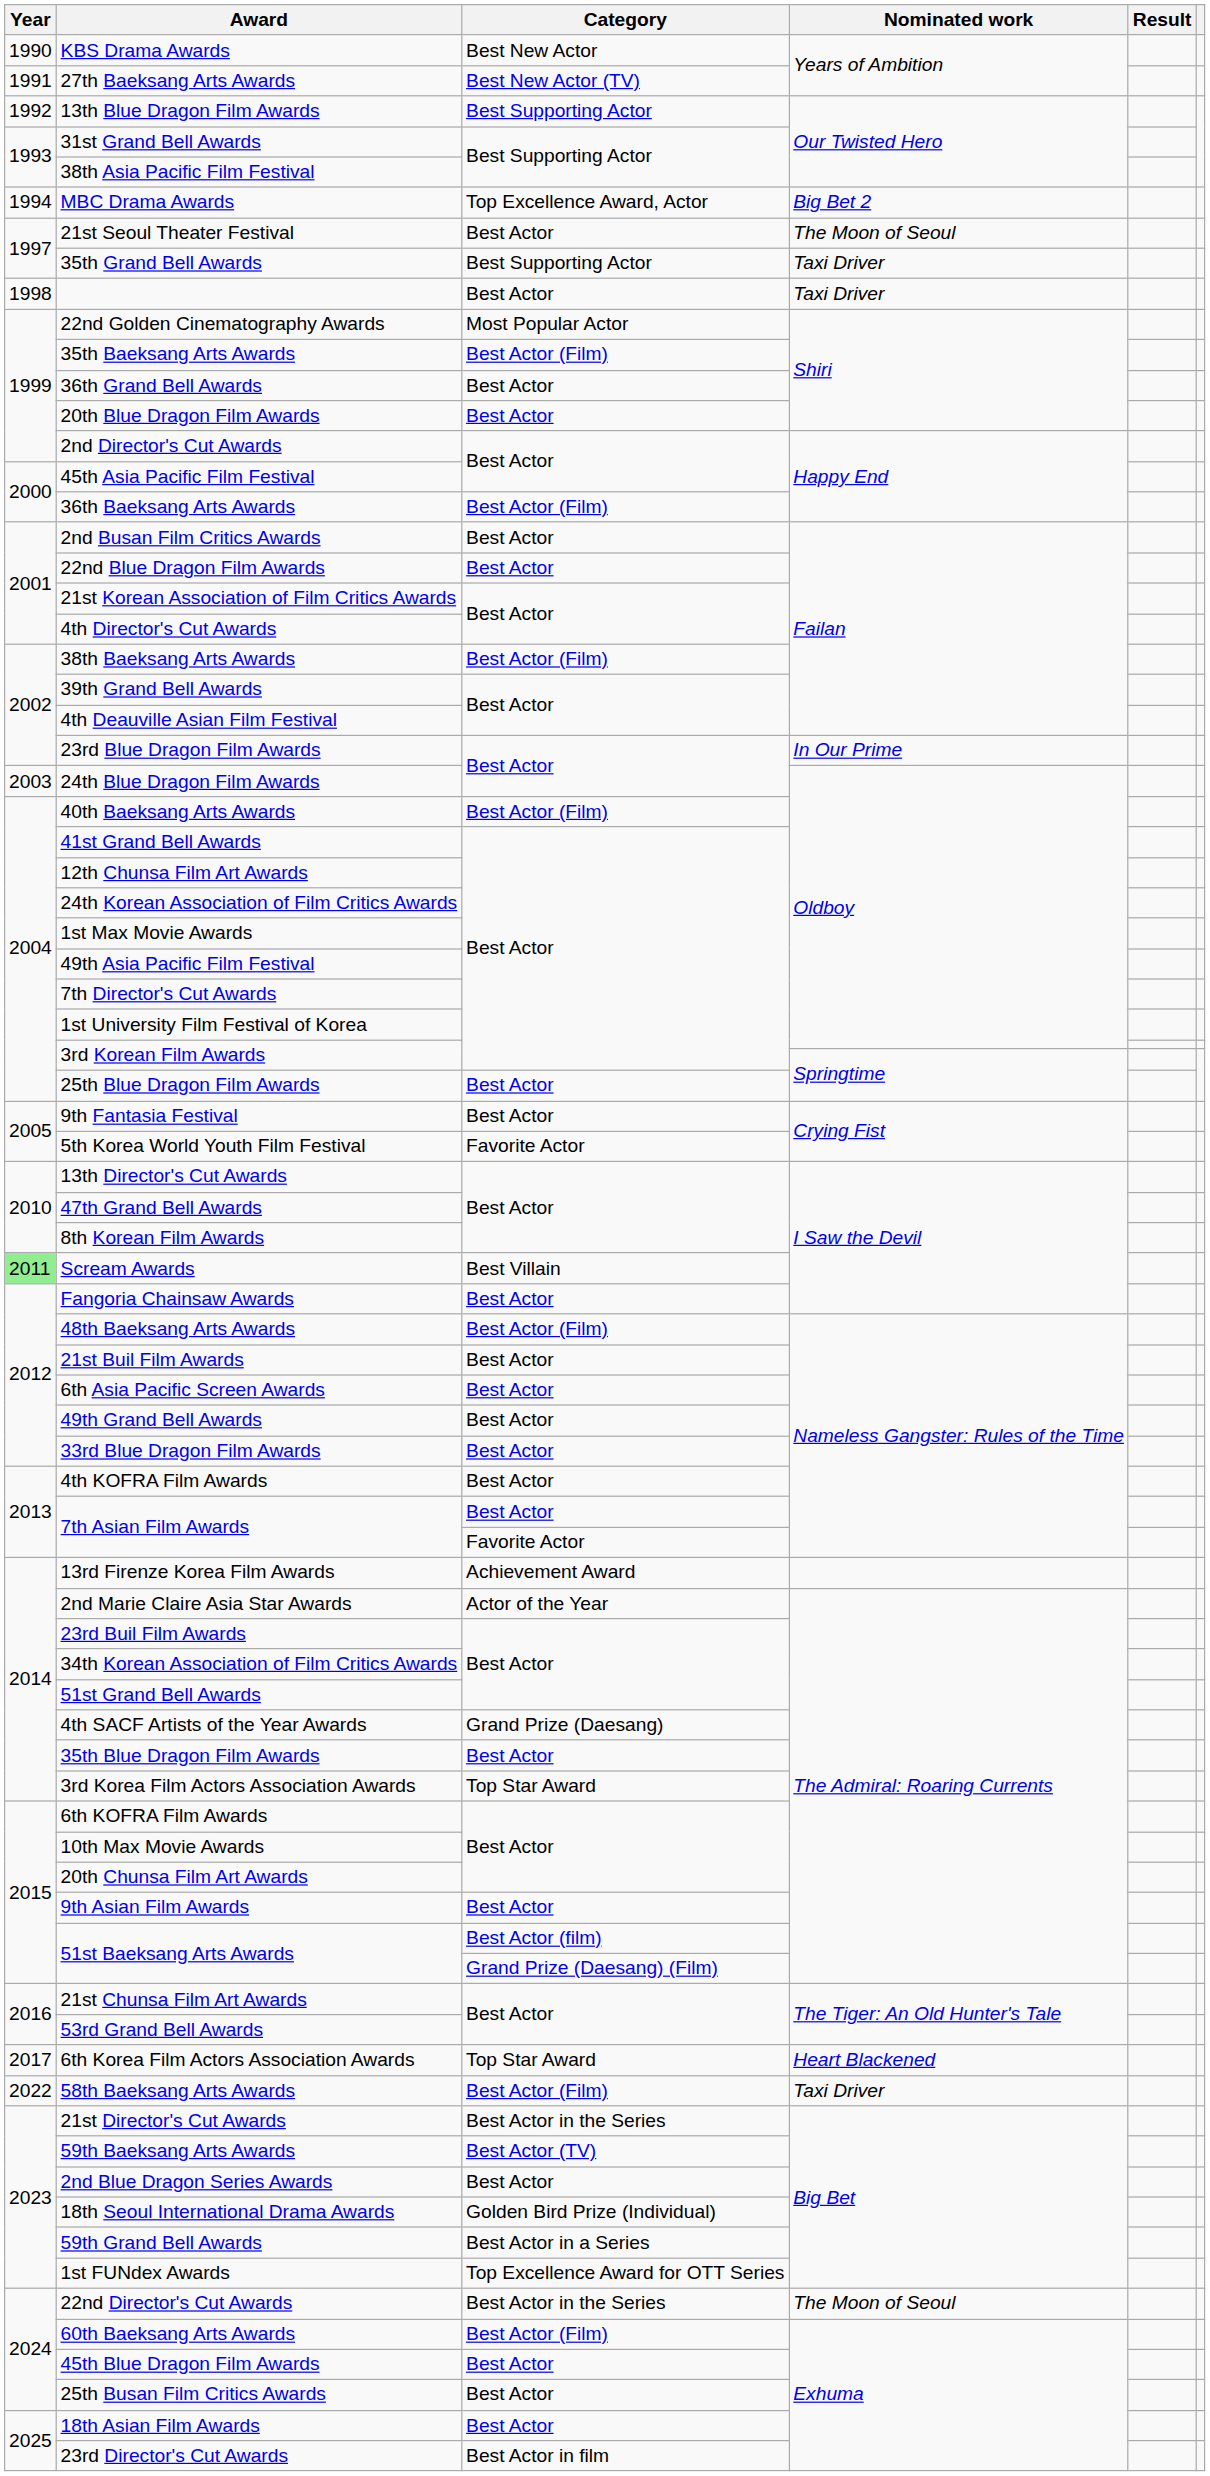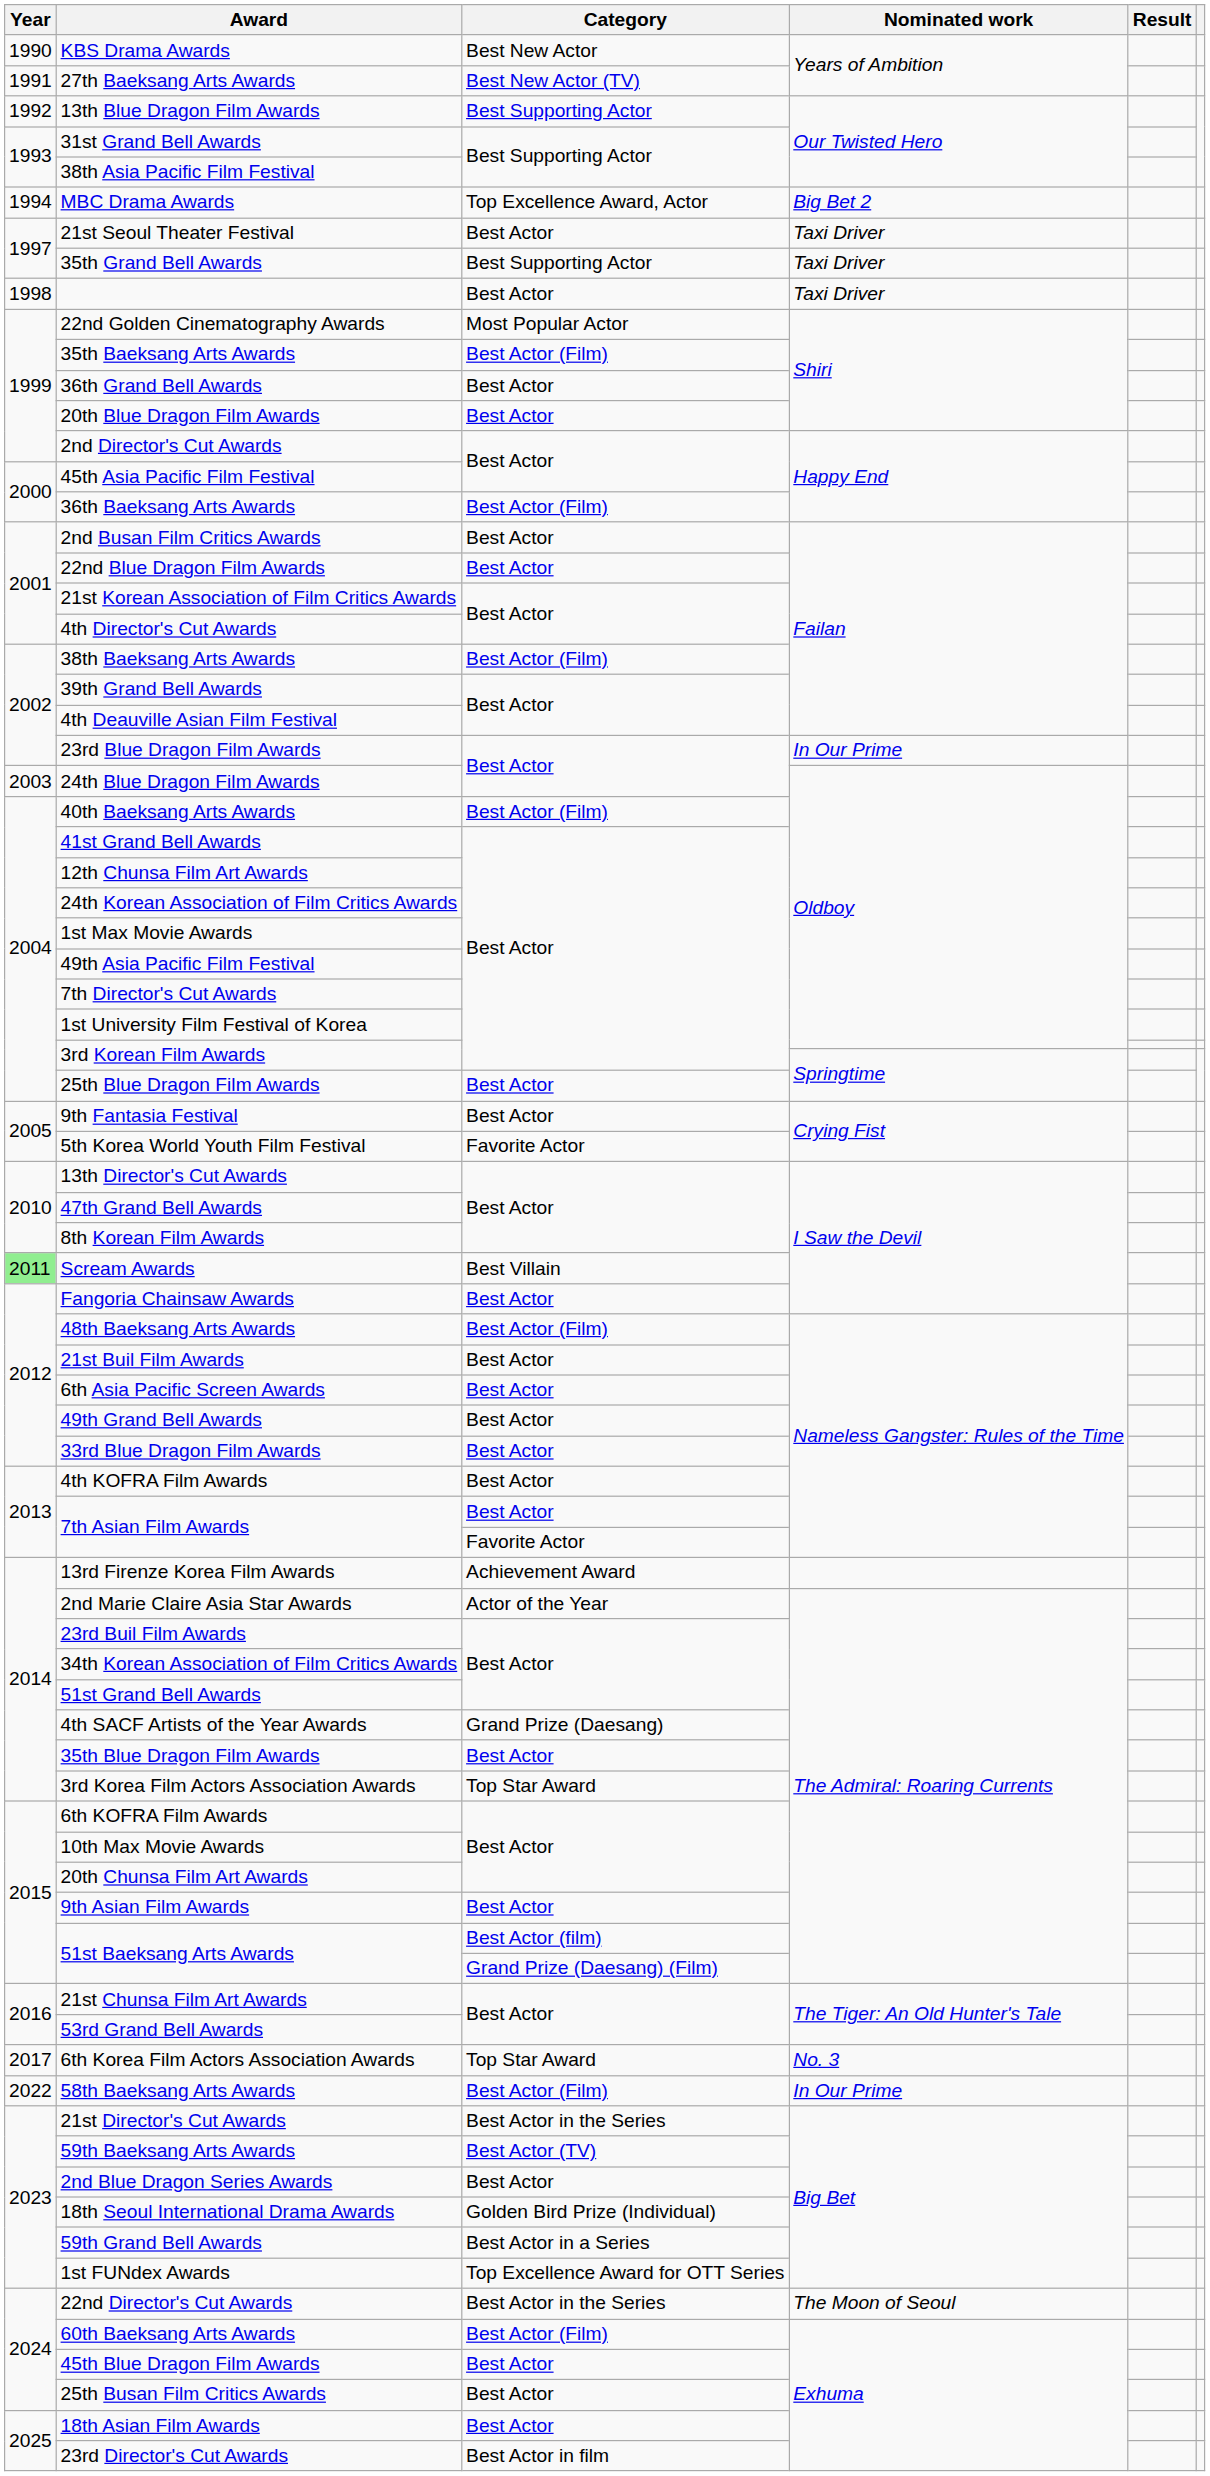(874, 232) The Moon of Seoul -> (839, 232) Taxi Driver
(864, 2059) Heart Blackened -> (816, 2059) No. 3
(839, 2090) Taxi Driver -> (848, 2090) In Our Prime
